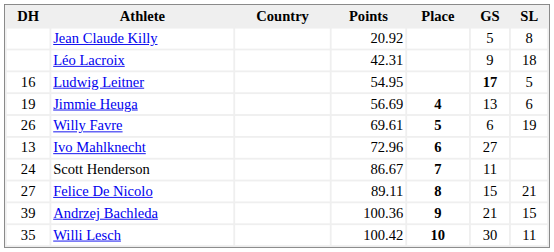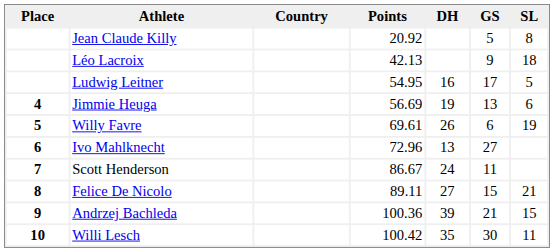columns swapped: (438, 16) <-> (28, 16)
(387, 60) 42.31 -> (406, 60) 42.13
(490, 82) bold -> (490, 82) normal
